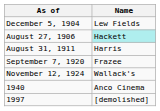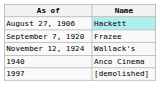- row: (43, 23)
- row: (41, 49)
